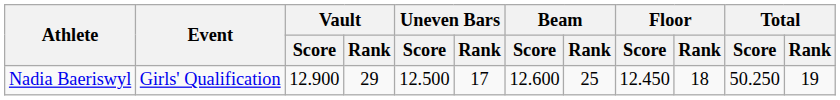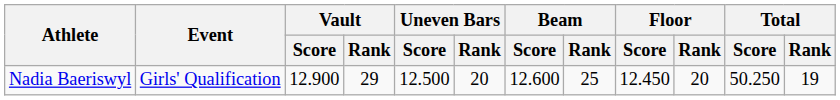(480, 80) 17 -> (480, 80) 20
(700, 80) 18 -> (700, 80) 20
